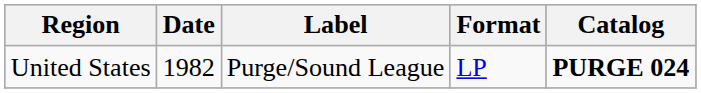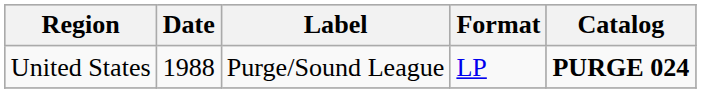(189, 66) 1982 -> (189, 66) 1988
